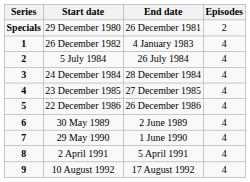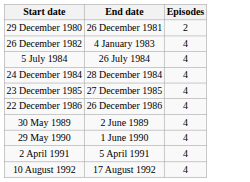- column: (24, 12)
